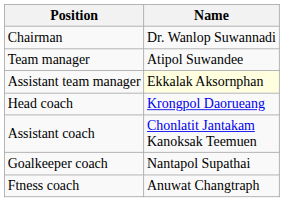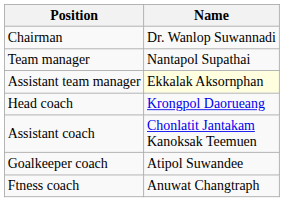(195, 59) Atipol Suwandee -> (199, 59) Nantapol Supathai
(199, 163) Nantapol Supathai -> (195, 163) Atipol Suwandee
